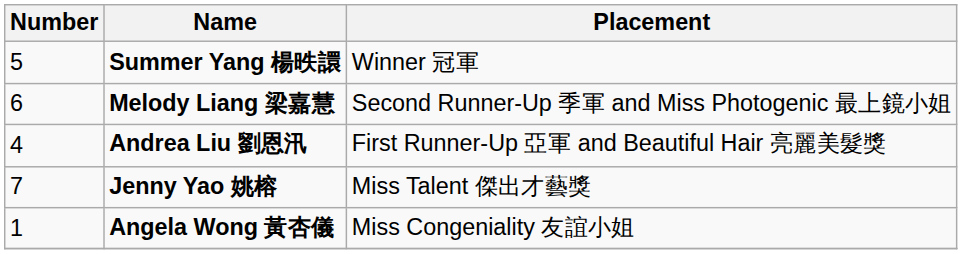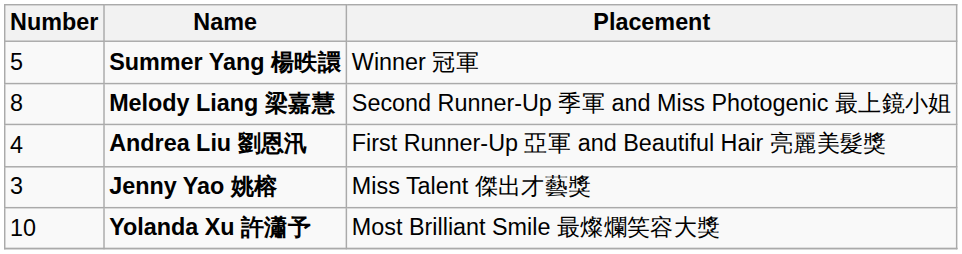(17, 103) 6 -> (17, 103) 8
(17, 186) 7 -> (17, 186) 3
- row: (222, 227)
+ row: (210, 227)
